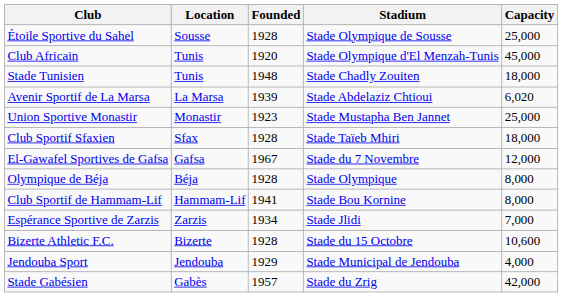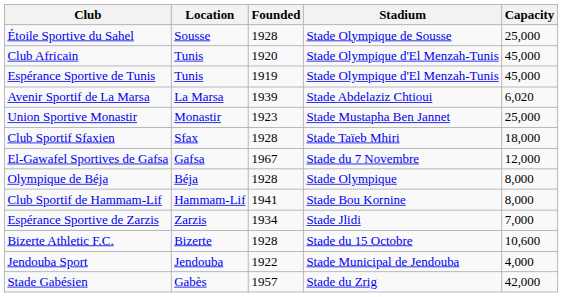+ row: (81, 76)
- row: (46, 76)
(264, 261) 1929 -> (264, 261) 1922
